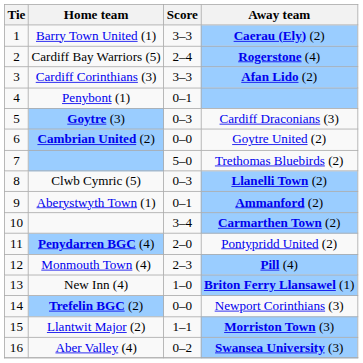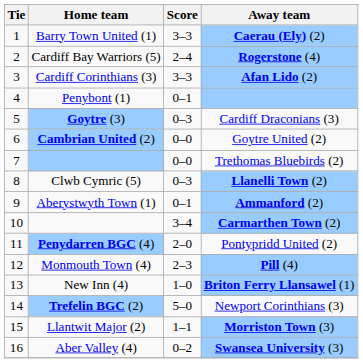(182, 160) 5–0 -> (182, 160) 0–0
(182, 306) 0–0 -> (182, 306) 5–0
